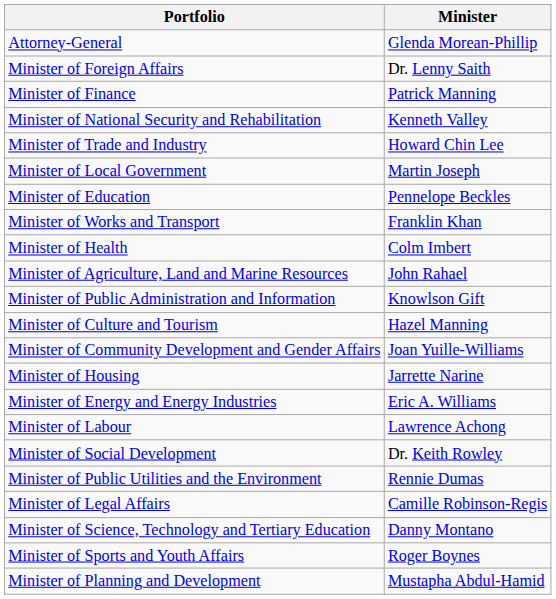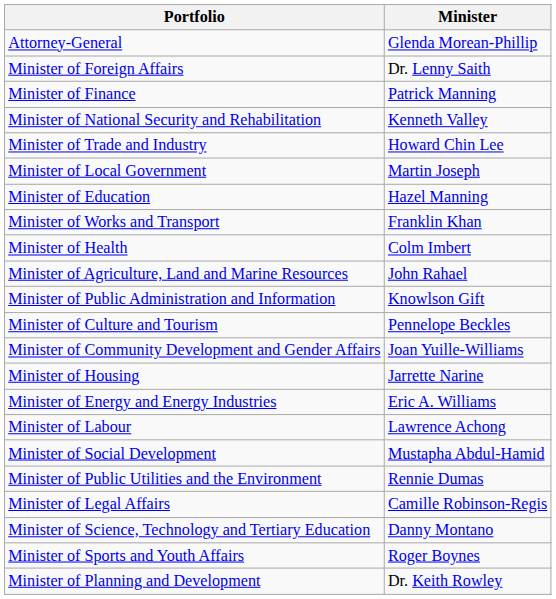(449, 196) Pennelope Beckles -> (438, 196) Hazel Manning
(438, 324) Hazel Manning -> (449, 324) Pennelope Beckles
(445, 453) Dr. Keith Rowley -> (466, 453) Mustapha Abdul-Hamid
(466, 581) Mustapha Abdul-Hamid -> (445, 581) Dr. Keith Rowley
